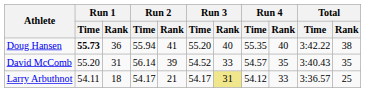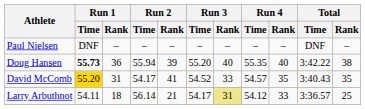+ row: (32, 46)
(172, 46) 41 -> (172, 63) 39
(89, 63) no background -> (89, 79) gold background
(144, 63) 56.14 -> (144, 79) 54.17
(172, 63) 39 -> (172, 79) 41
(144, 79) 54.17 -> (144, 96) 56.14
